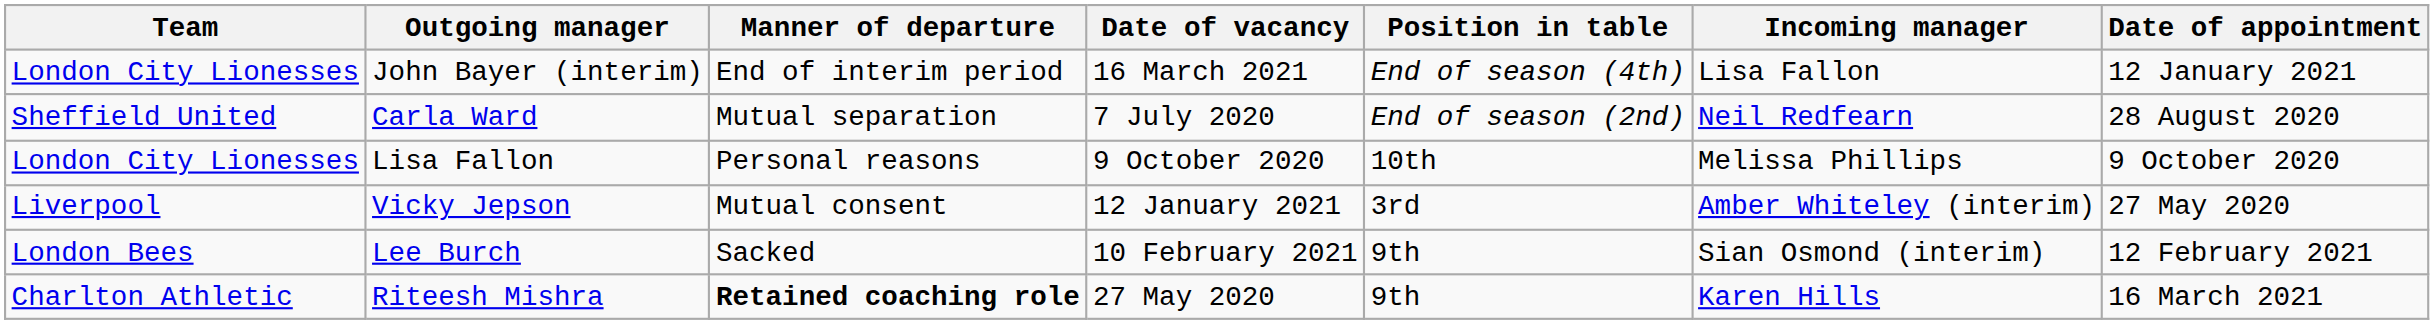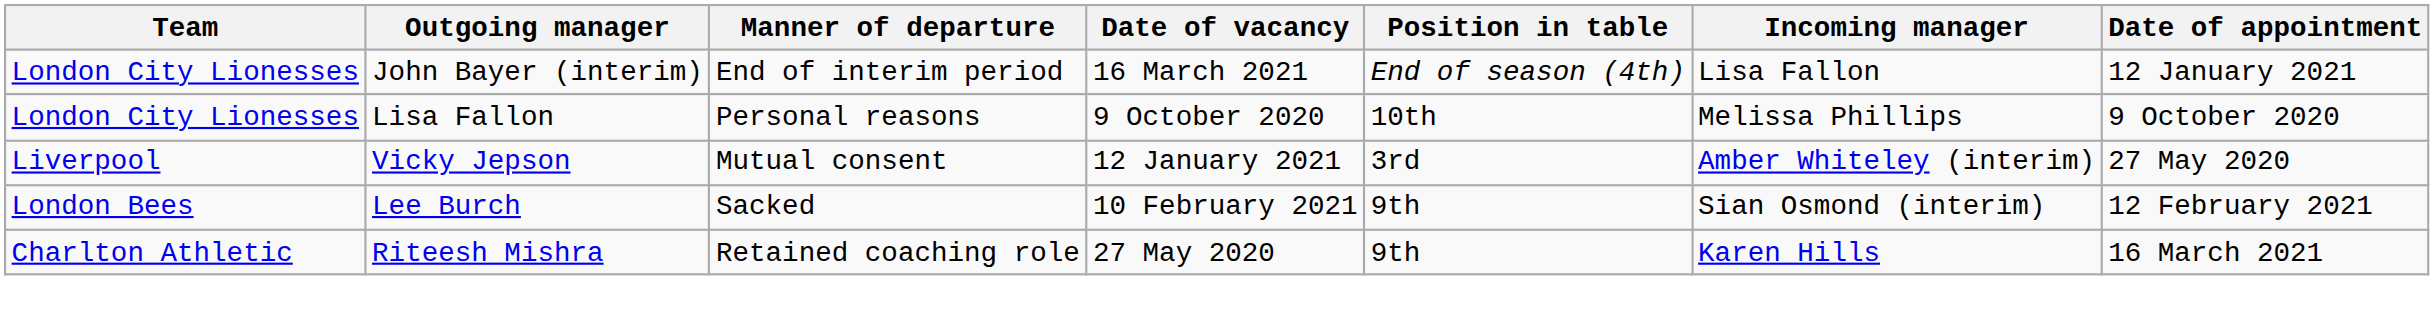- row: (455, 117)
(898, 297) bold -> (898, 252) normal
